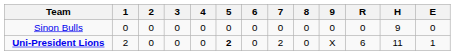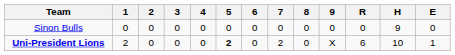(398, 43) 11 -> (398, 43) 10
